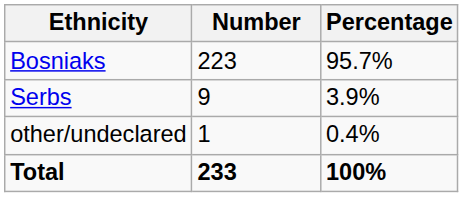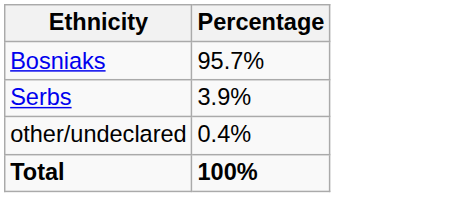- column: (256, 23)
